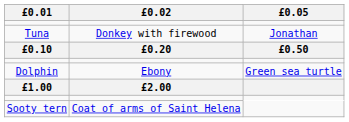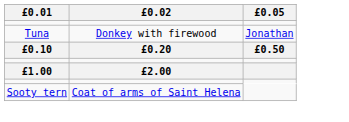- row: (37, 71)
